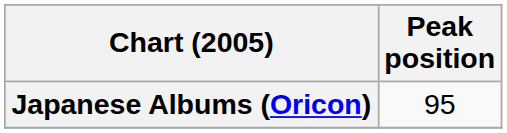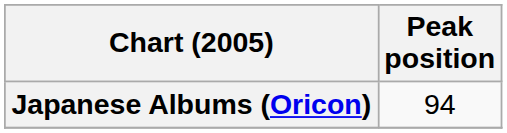(440, 104) 95 -> (440, 104) 94
